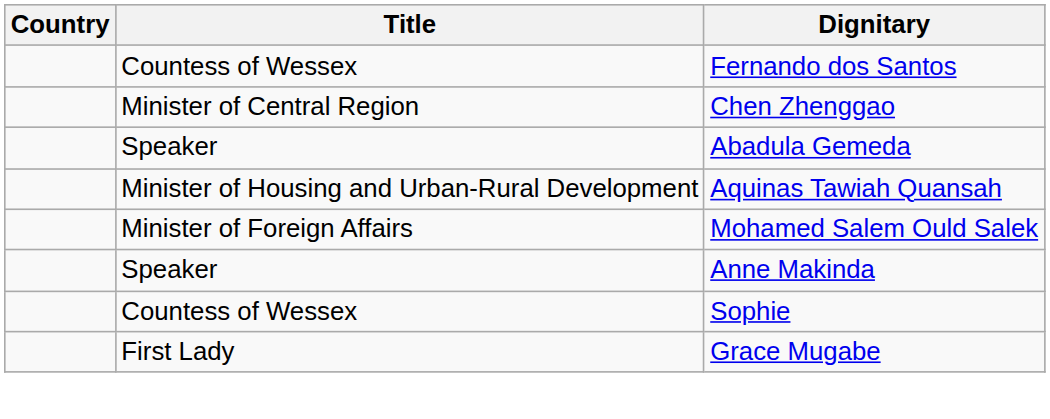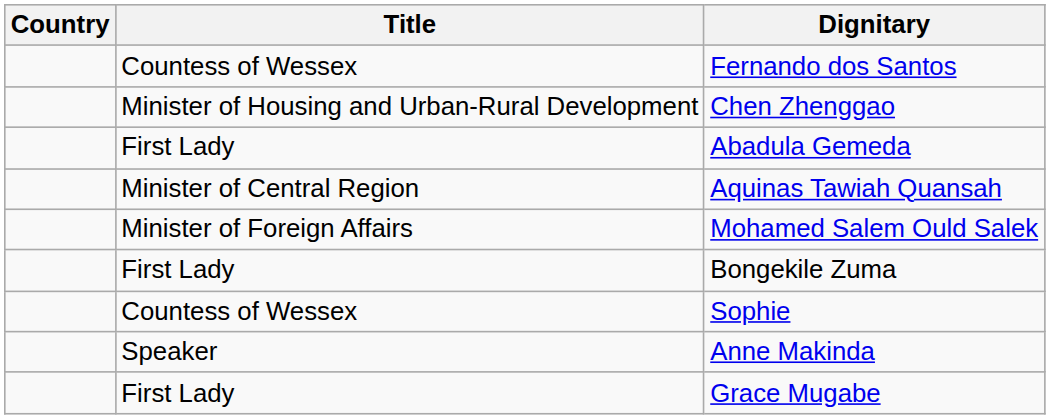(270, 106) Minister of Central Region -> (410, 106) Minister of Housing and Urban-Rural Development
(169, 147) Speaker -> (178, 147) First Lady
(410, 188) Minister of Housing and Urban-Rural Development -> (270, 188) Minister of Central Region
+ row: (803, 270)
rows swapped: (793, 270) <-> (750, 310)
